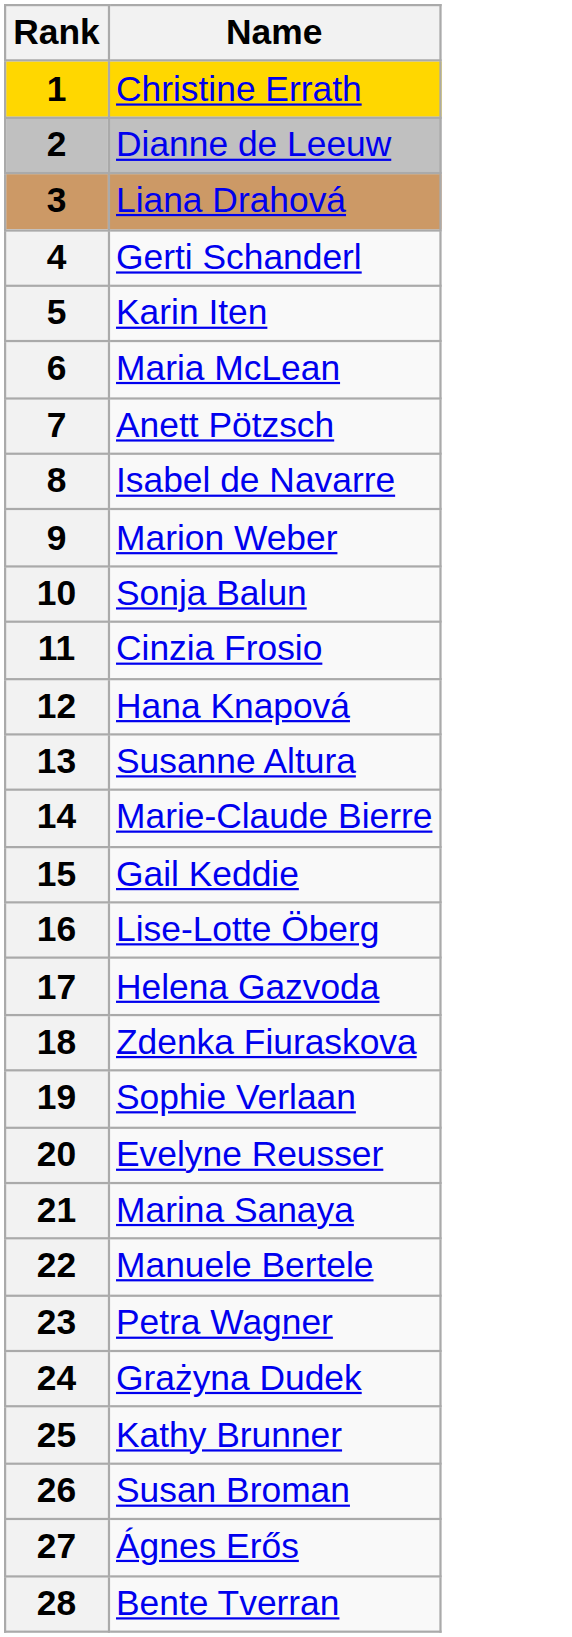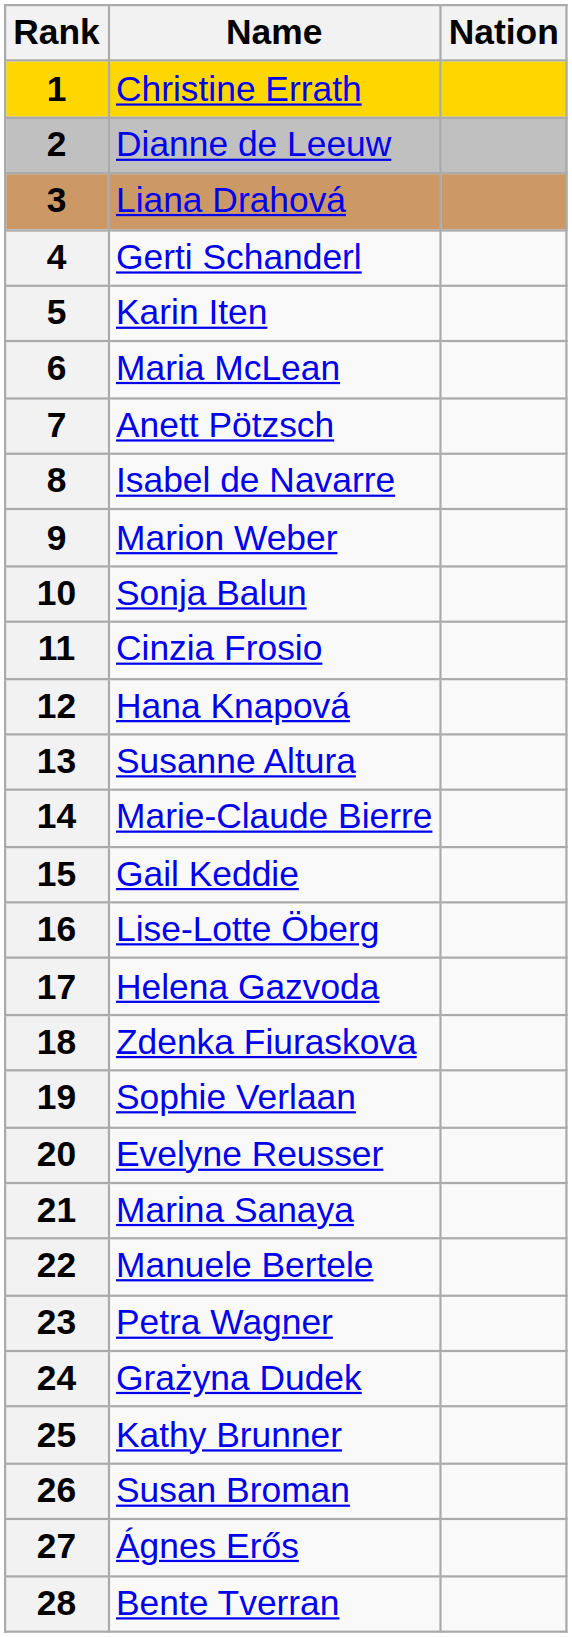+ column: (504, 32)
